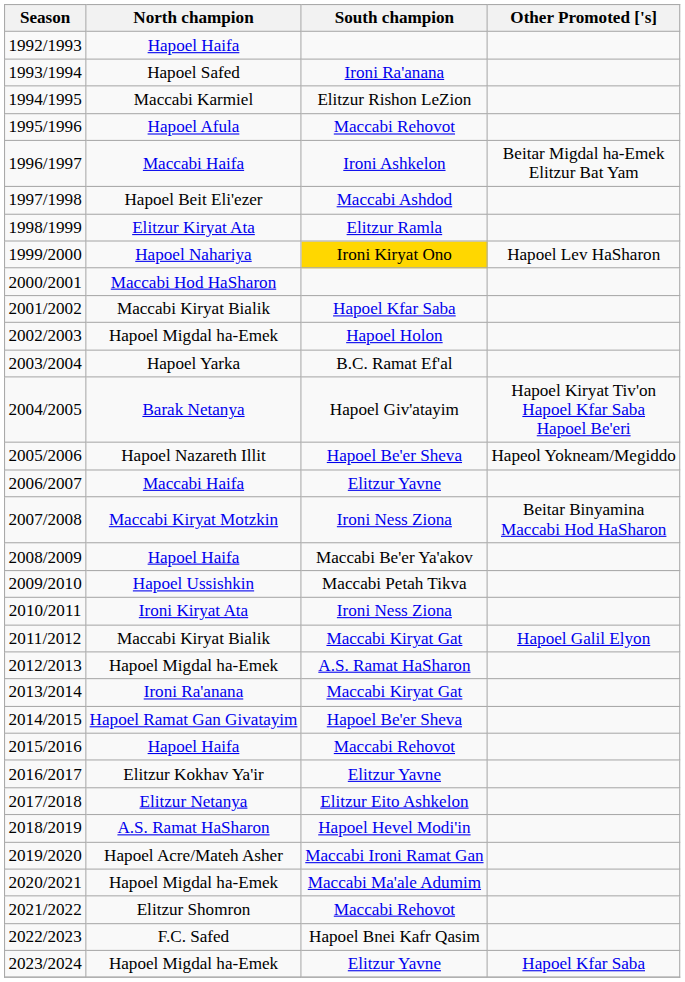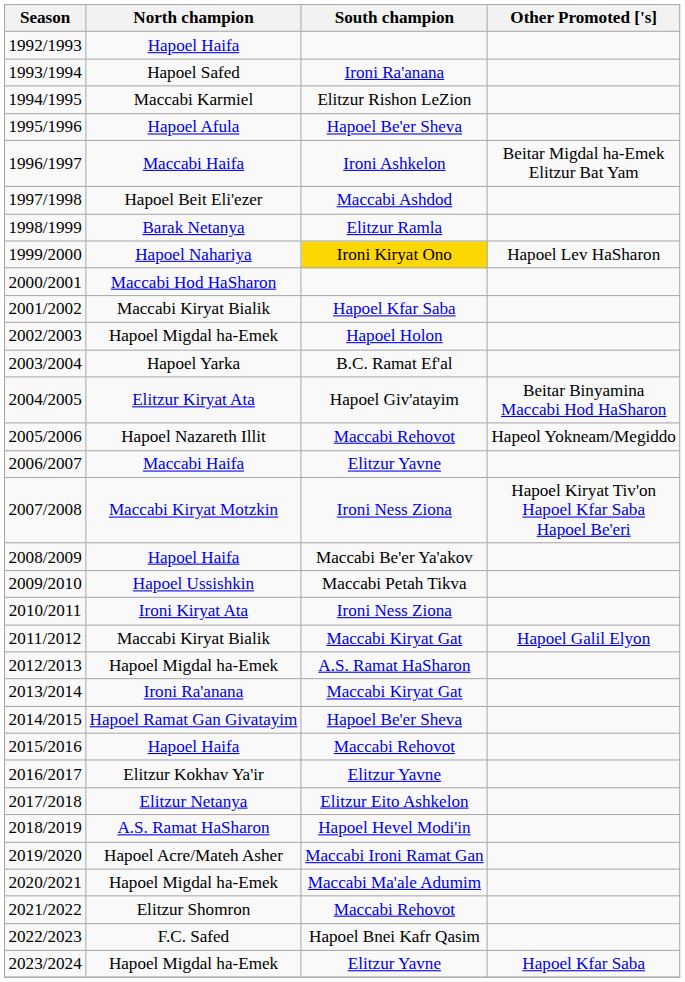(394, 126) Maccabi Rehovot -> (394, 126) Hapoel Be'er Sheva
(193, 227) Elitzur Kiryat Ata -> (193, 227) Barak Netanya
(193, 409) Barak Netanya -> (193, 399) Elitzur Kiryat Ata
(584, 409) Hapoel Kiryat Tiv'on Hapoel Kfar Saba Hapoel Be'eri -> (584, 399) Beitar Binyamina Maccabi Hod HaSharon
(394, 455) Hapoel Be'er Sheva -> (394, 436) Maccabi Rehovot
(584, 519) Beitar Binyamina Maccabi Hod HaSharon -> (584, 510) Hapoel Kiryat Tiv'on Hapoel Kfar Saba Hapoel Be'eri
